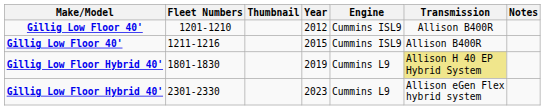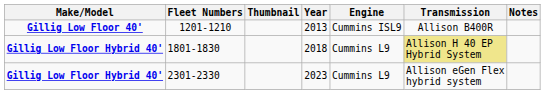(316, 28) 2012 -> (316, 28) 2013
- row: (194, 44)
(316, 65) 2019 -> (316, 49) 2018
